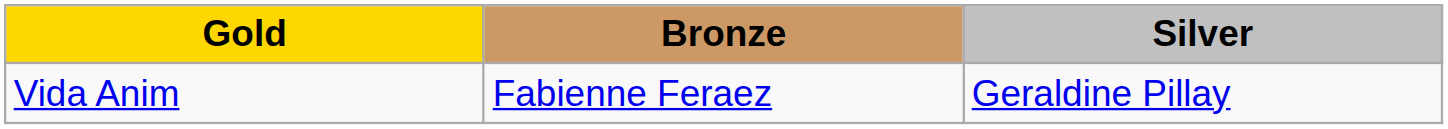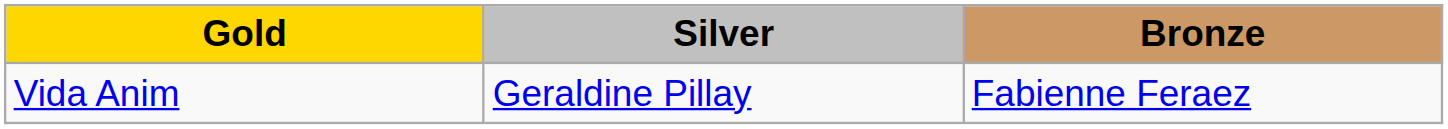columns swapped: (1203, 33) <-> (724, 33)
